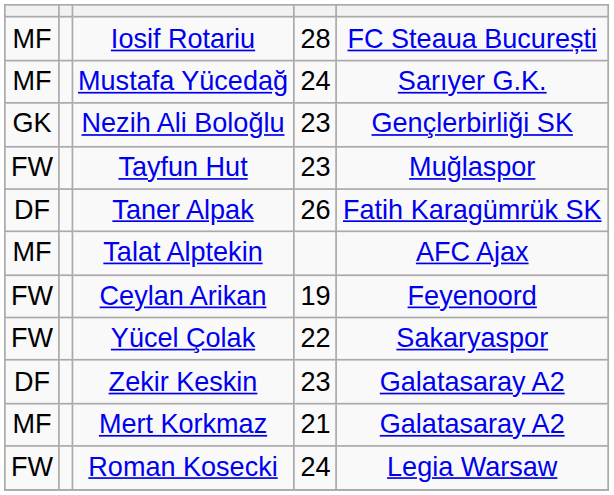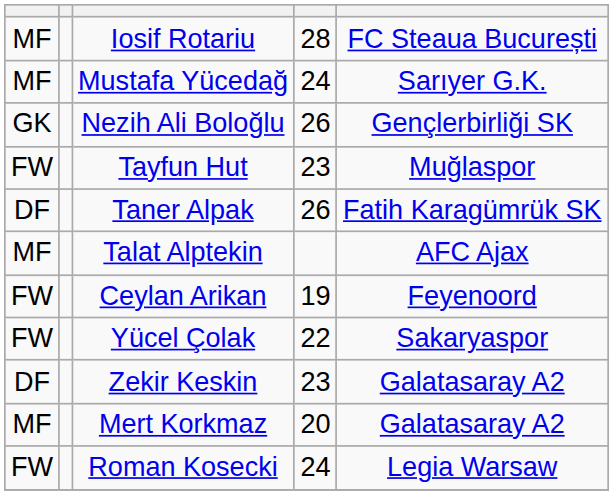(316, 124) 23 -> (316, 124) 26
(316, 424) 21 -> (316, 424) 20
